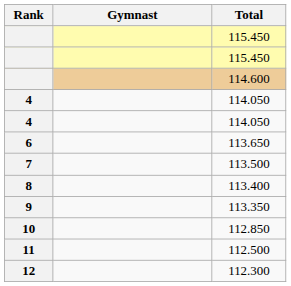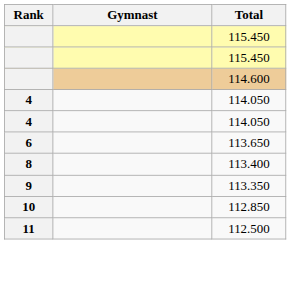- row: (29, 164)
- row: (29, 270)
